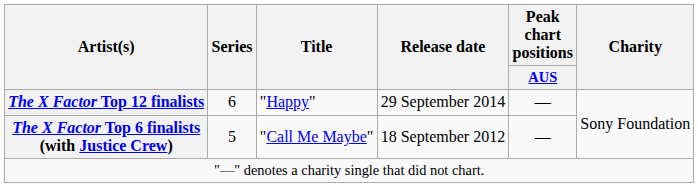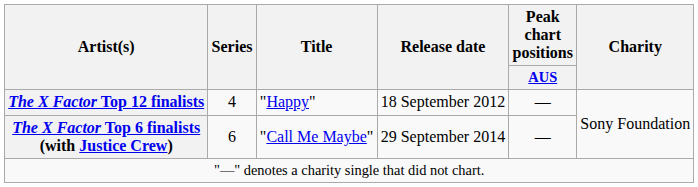(232, 102) 6 -> (232, 102) 4
(443, 102) 29 September 2014 -> (443, 102) 18 September 2012
(232, 136) 5 -> (232, 136) 6
(443, 136) 18 September 2012 -> (443, 136) 29 September 2014
